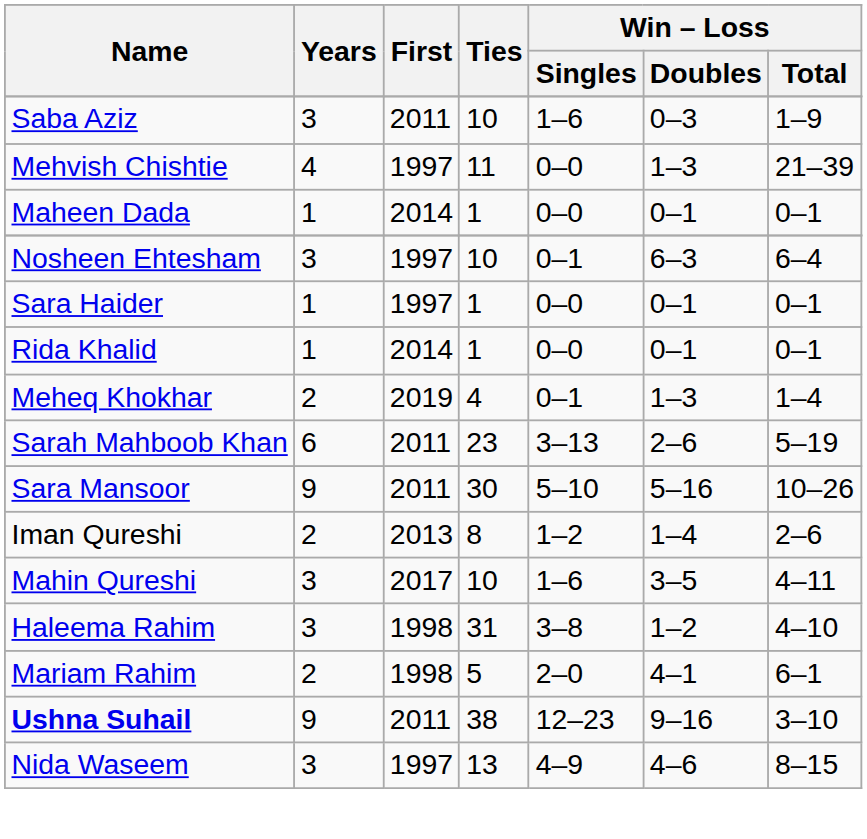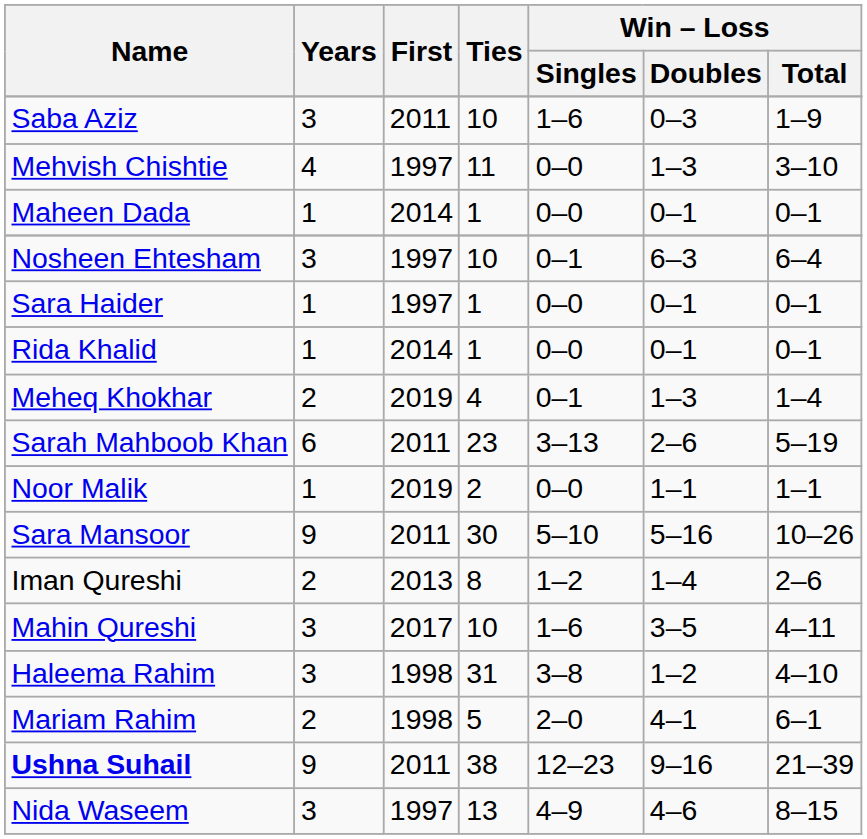(815, 165) 21–39 -> (807, 165) 3–10
+ row: (79, 487)
(807, 718) 3–10 -> (815, 764) 21–39
